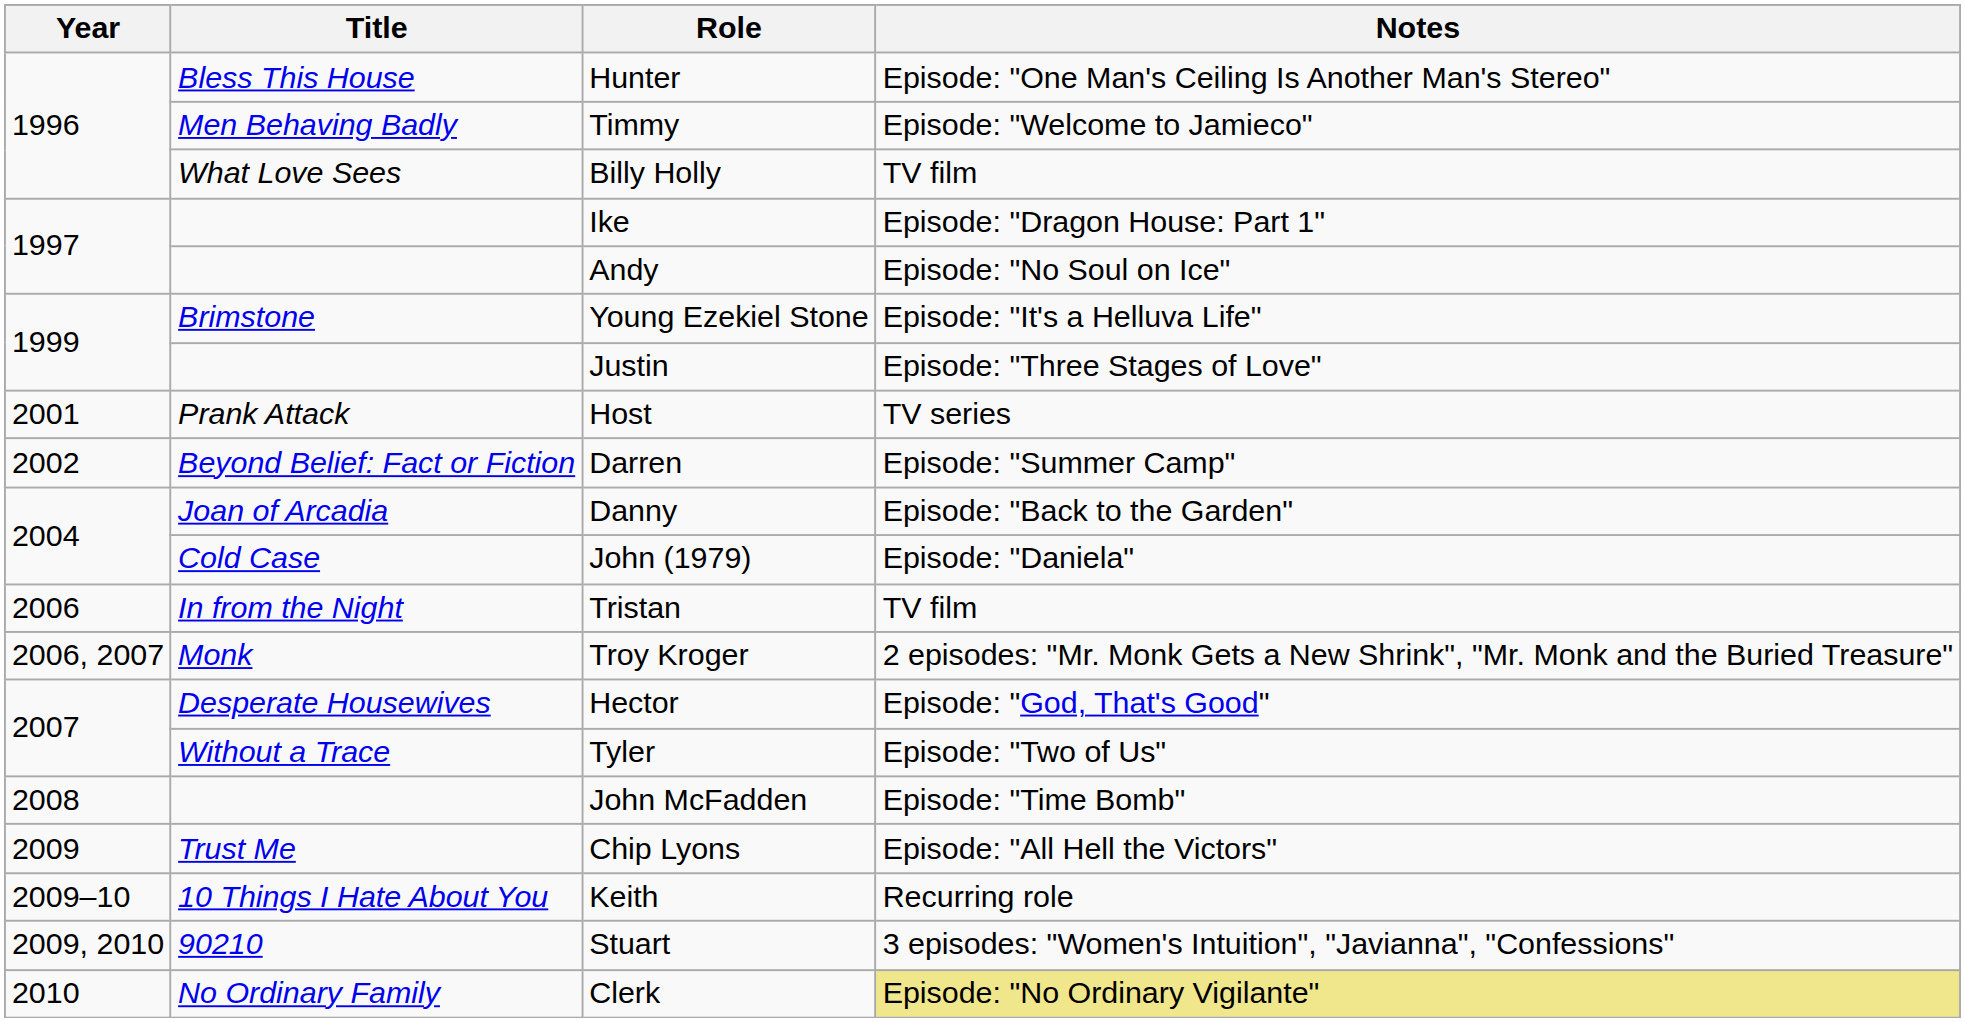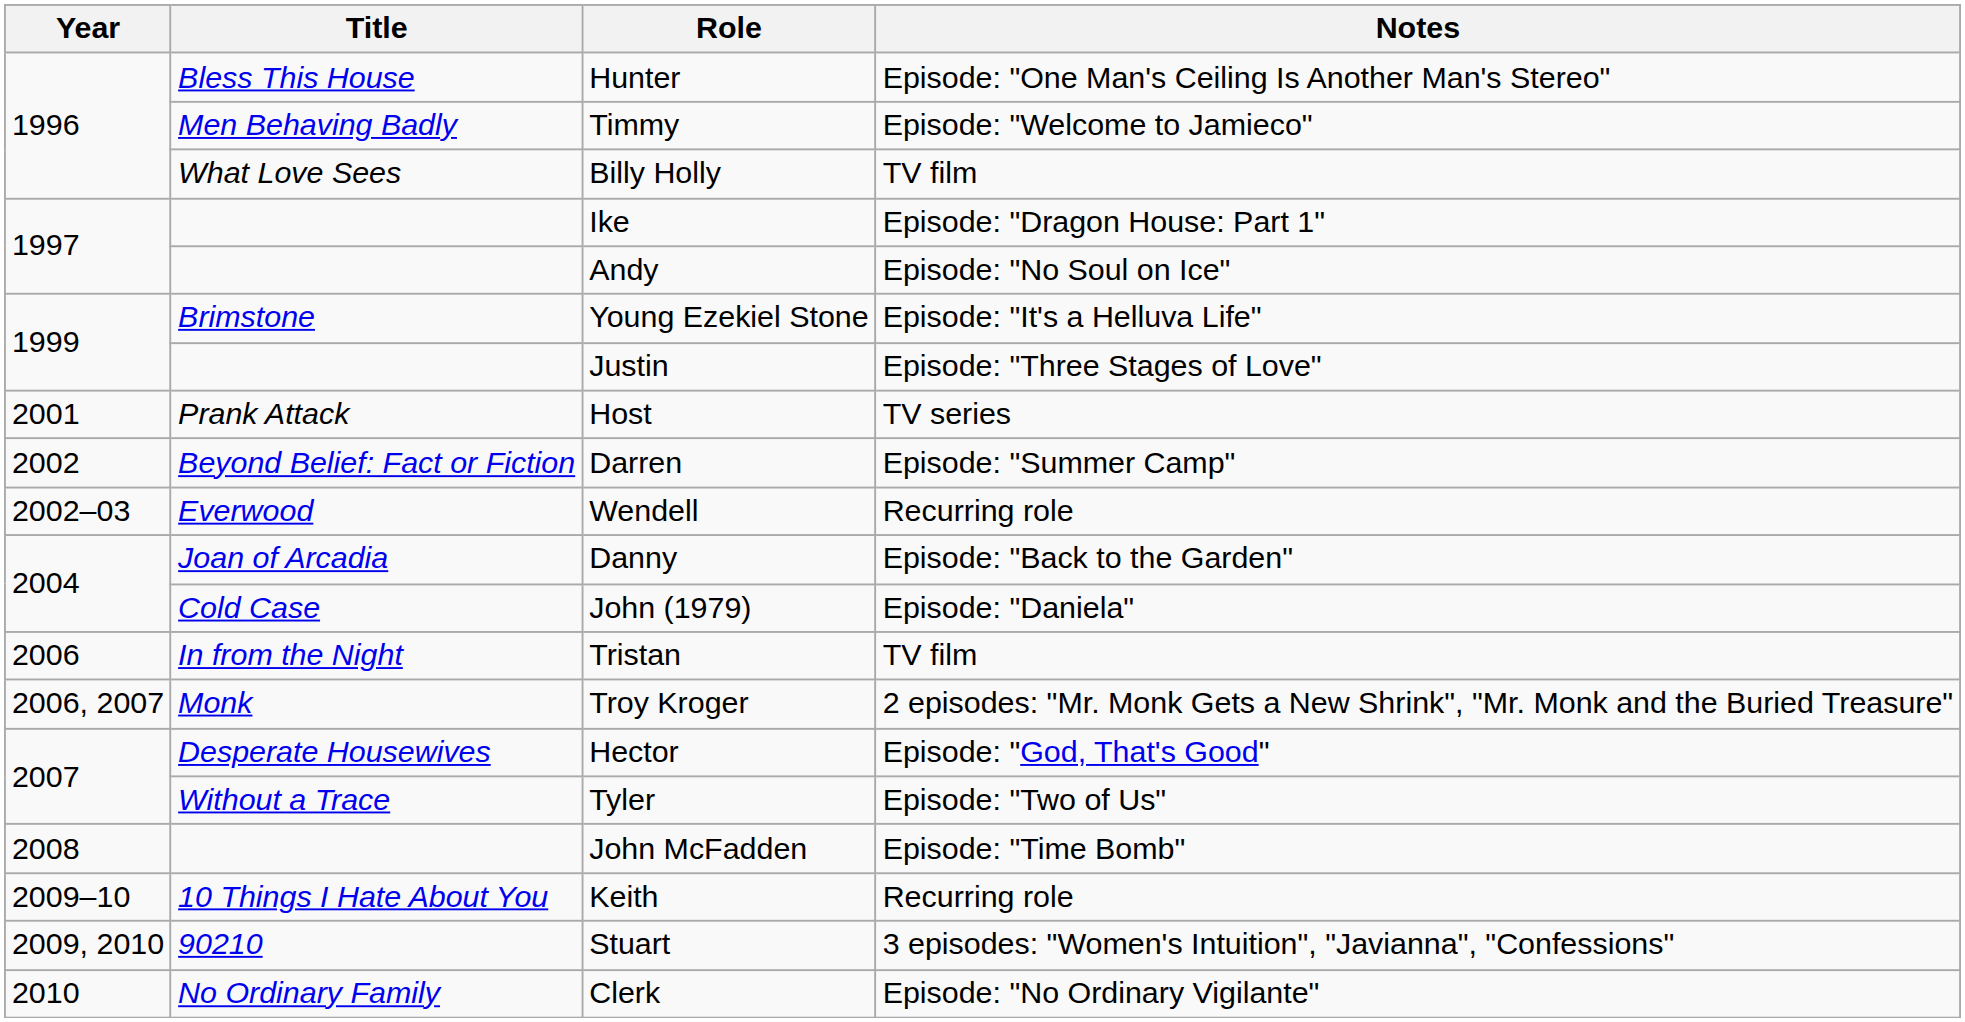+ row: (644, 510)
- row: (665, 848)
(1101, 992) khaki background -> (1101, 992) no background
